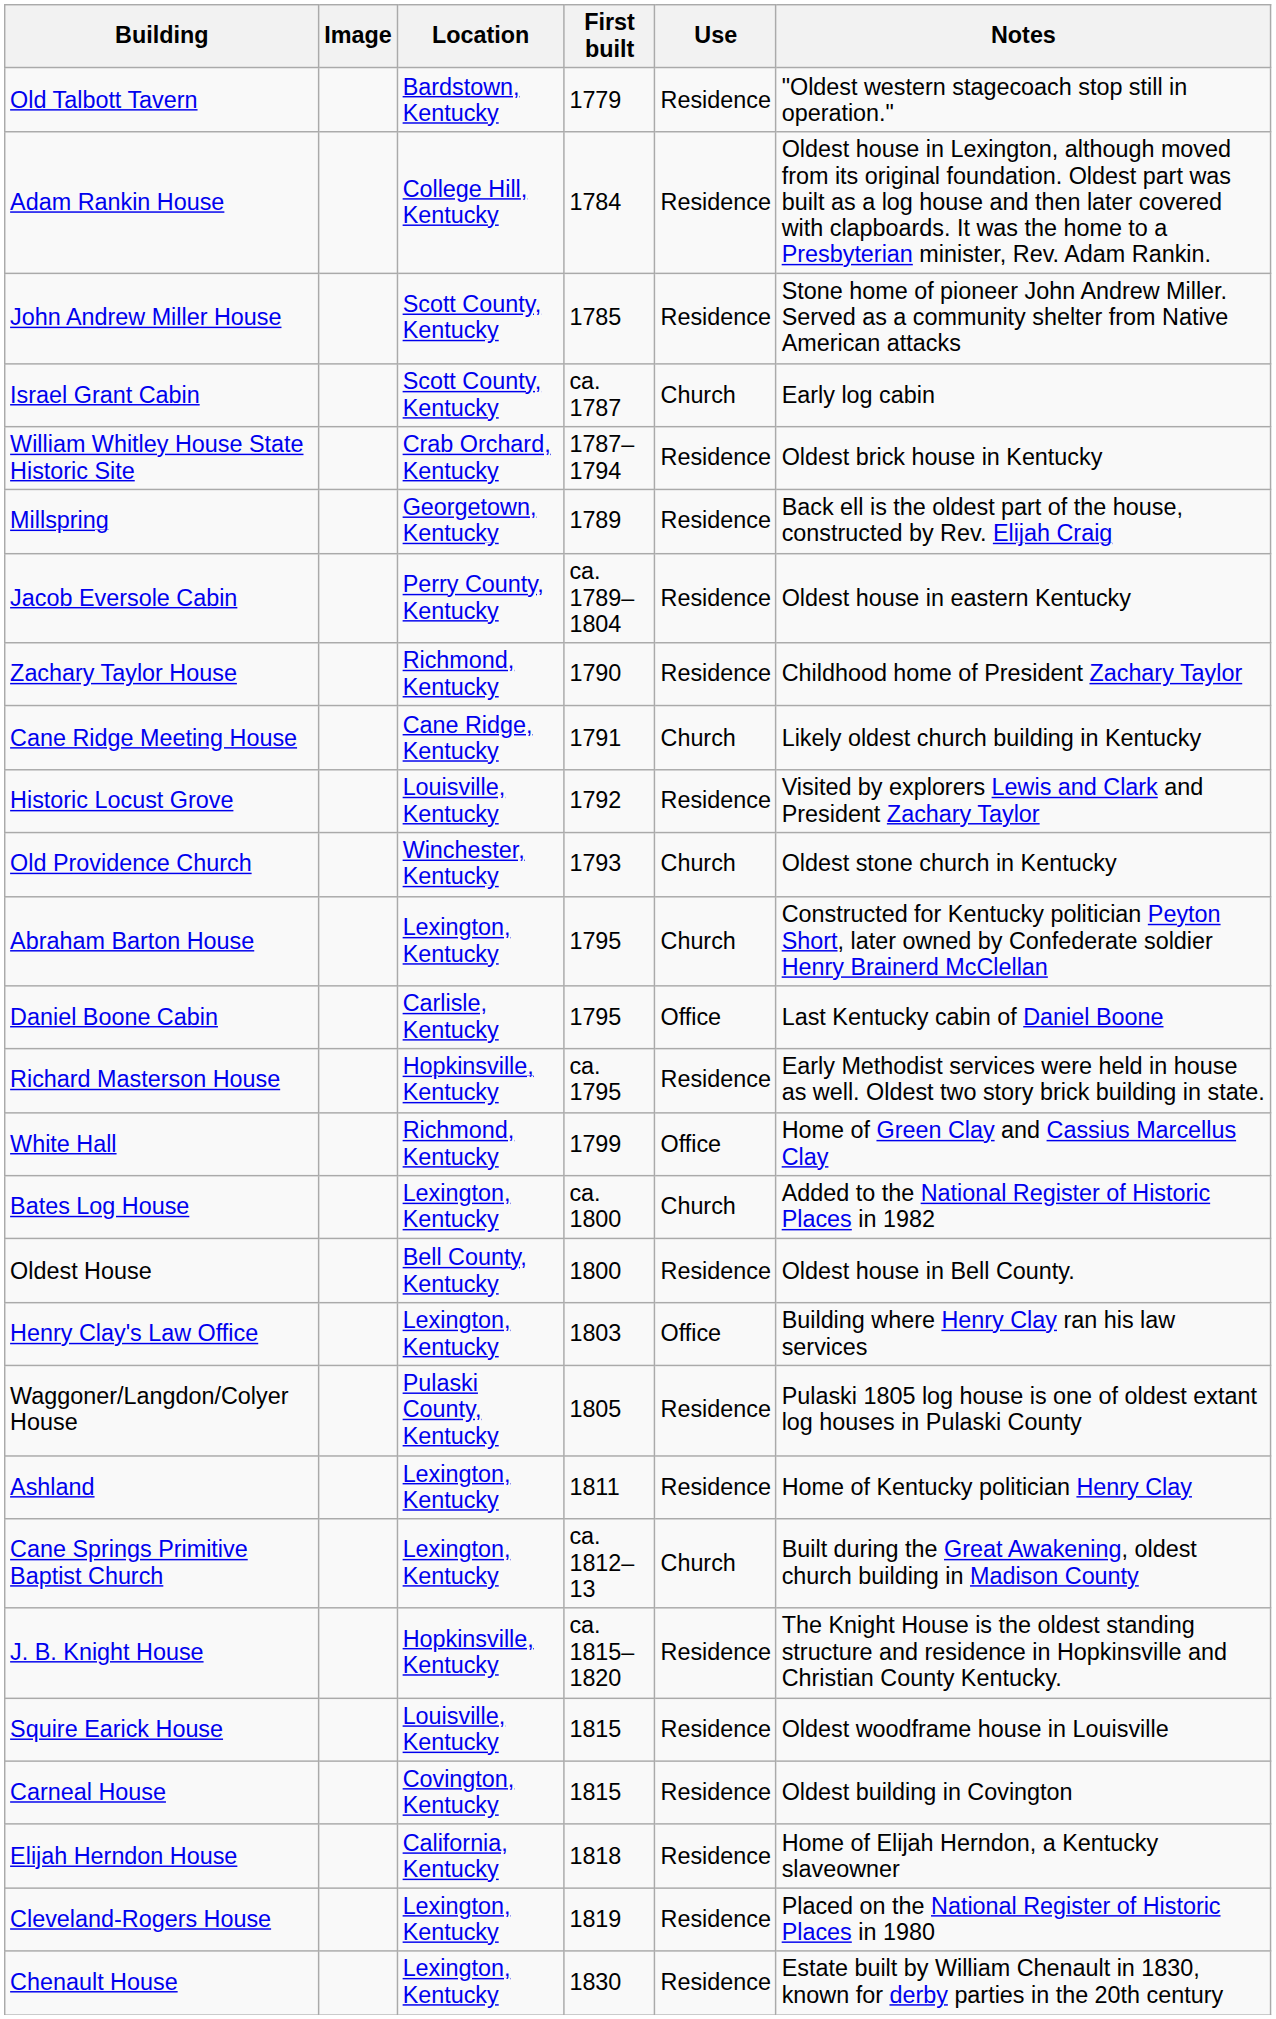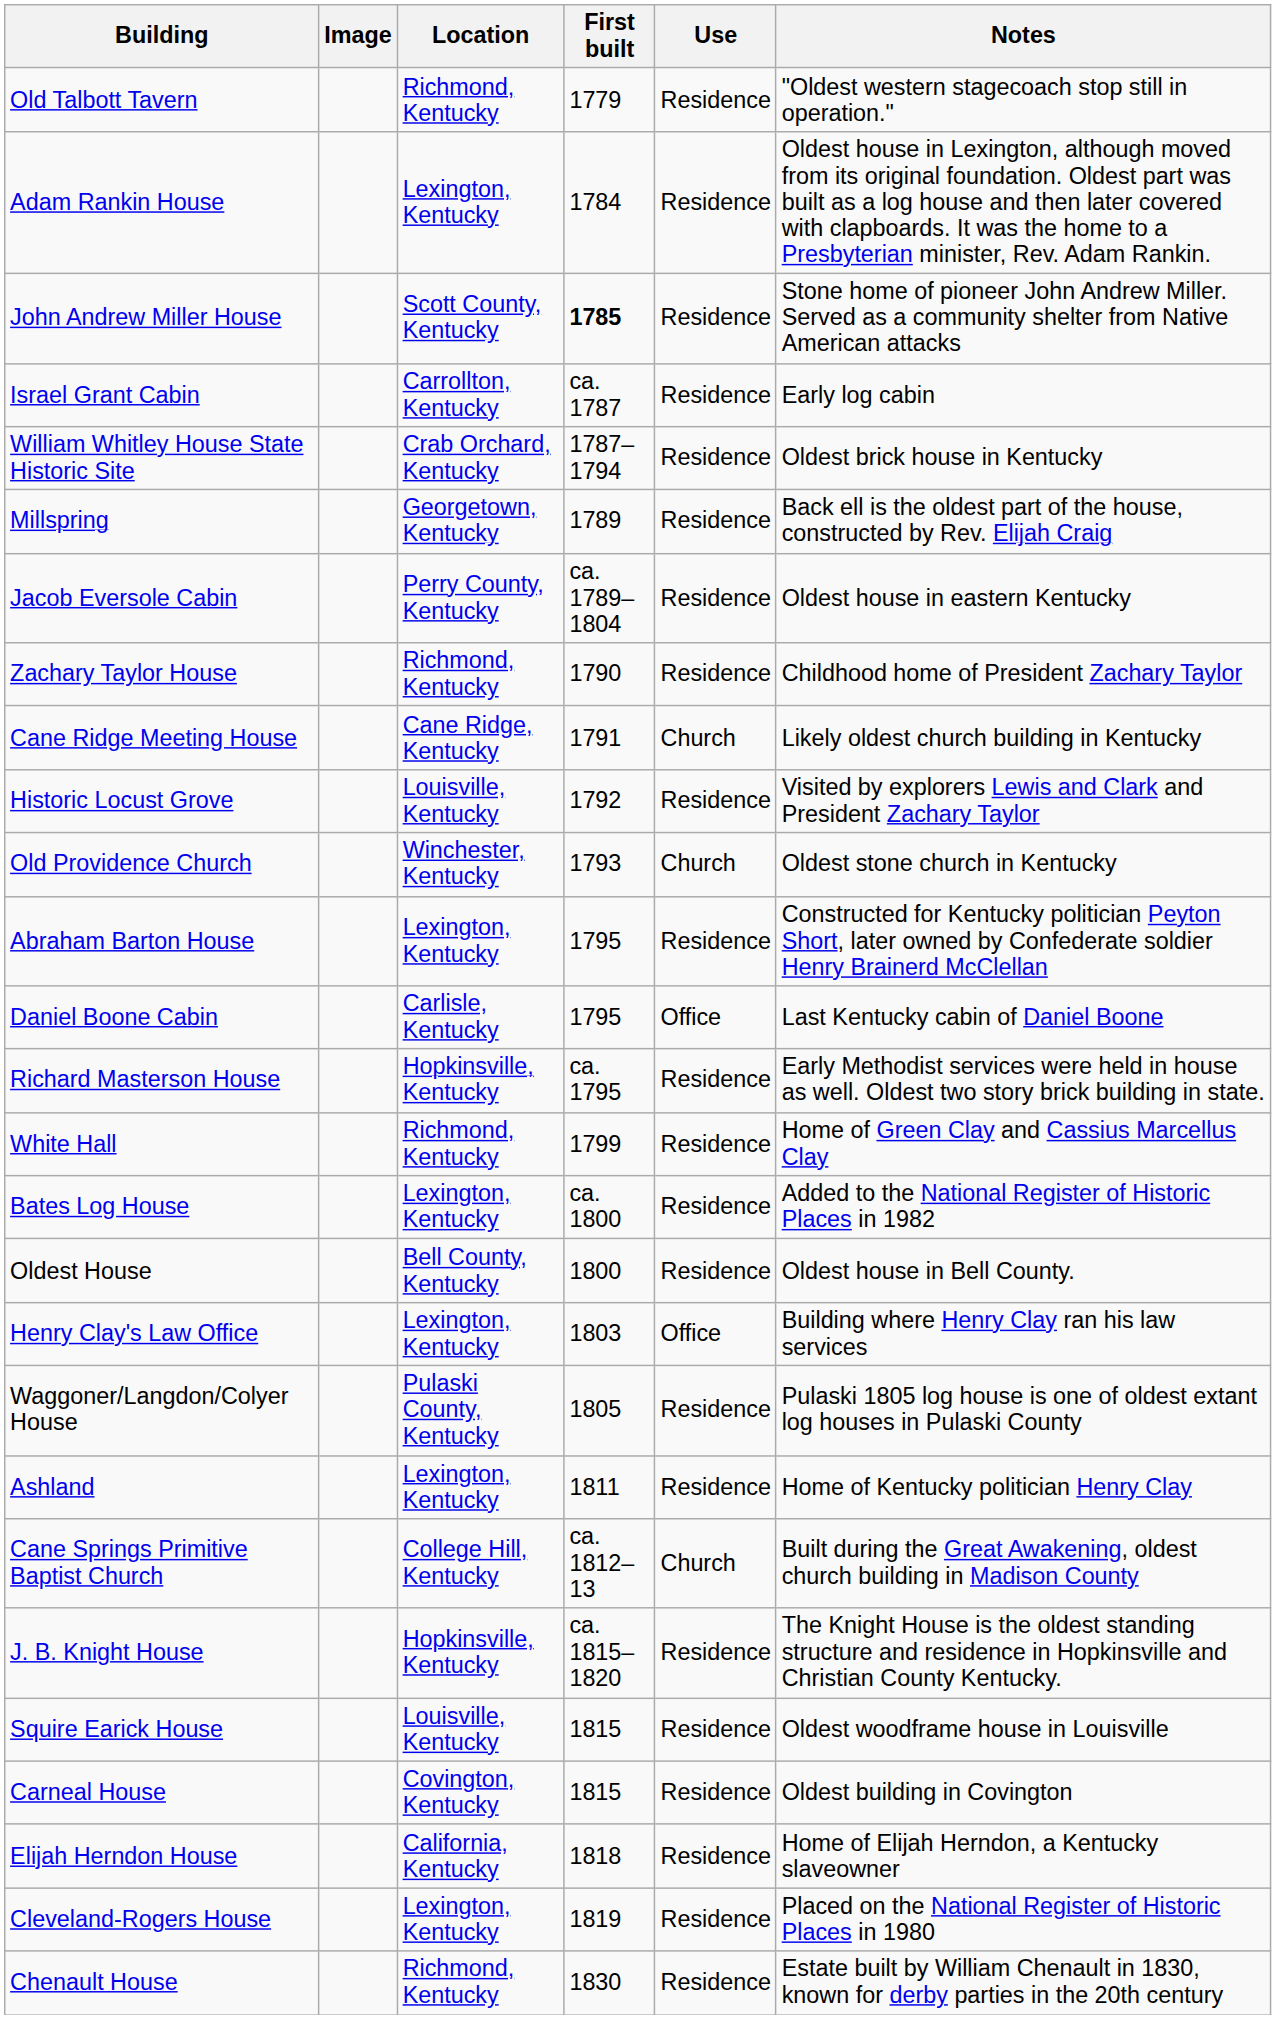(461, 99) Bardstown, Kentucky -> (458, 99) Richmond, Kentucky
(465, 202) College Hill, Kentucky -> (457, 202) Lexington, Kentucky
(595, 318) normal -> (595, 318) bold
(472, 394) Scott County, Kentucky -> (457, 394) Carrollton, Kentucky
(698, 394) Church -> (716, 394) Residence
(698, 940) Church -> (716, 940) Residence
(691, 1143) Office -> (716, 1143) Residence
(698, 1207) Church -> (716, 1207) Residence
(457, 1563) Lexington, Kentucky -> (465, 1563) College Hill, Kentucky
(457, 1982) Lexington, Kentucky -> (458, 1982) Richmond, Kentucky
